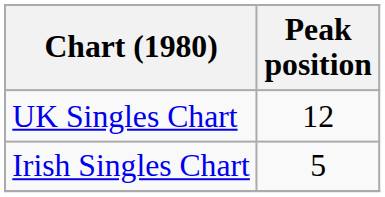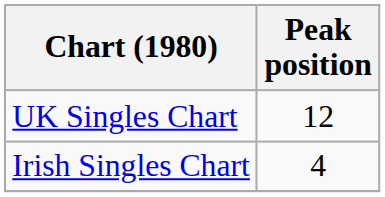(318, 165) 5 -> (318, 165) 4
